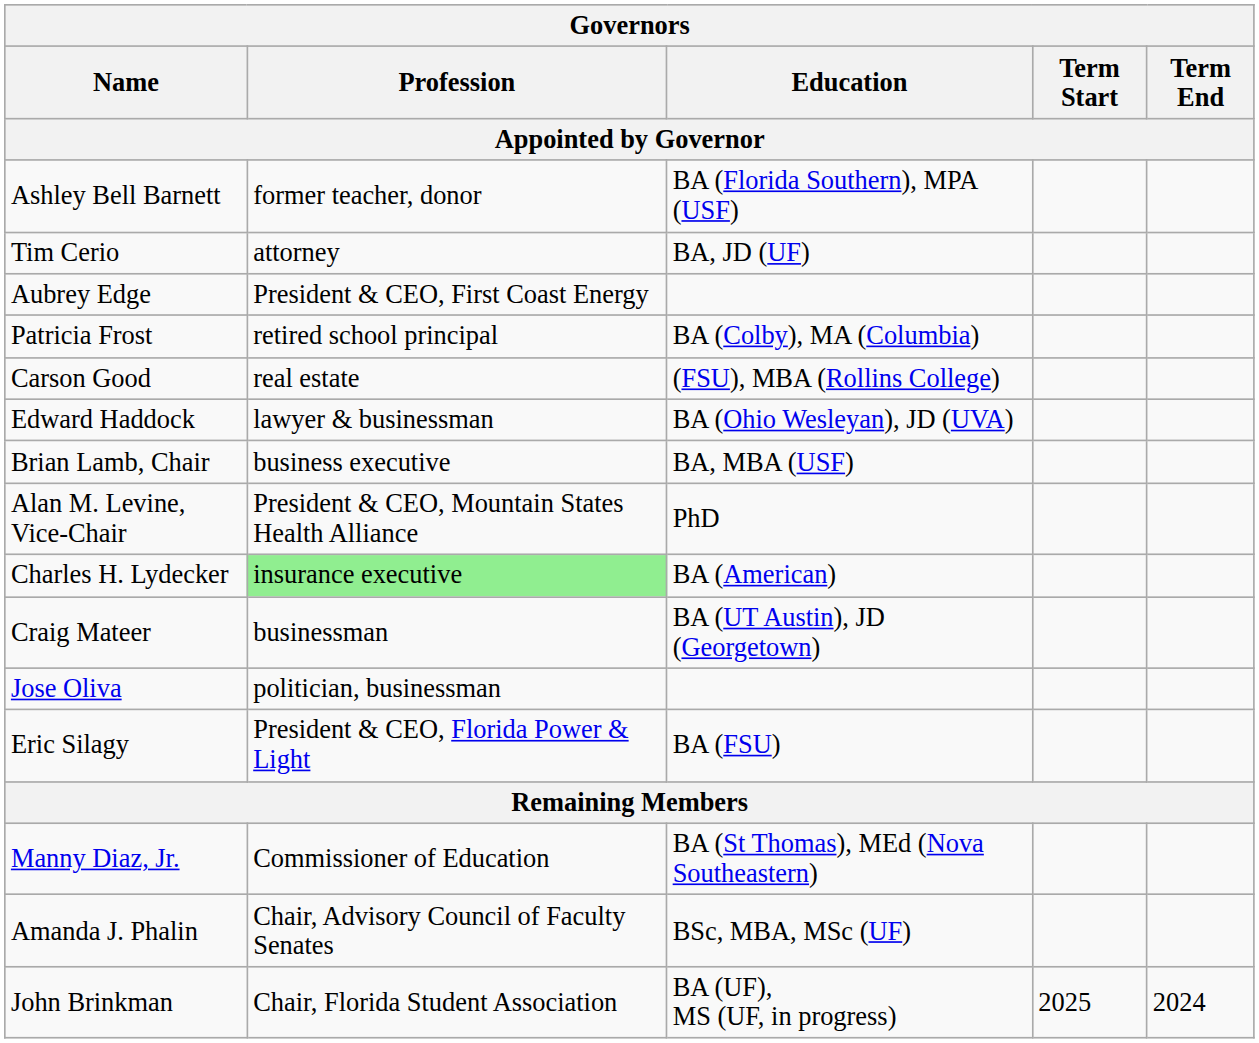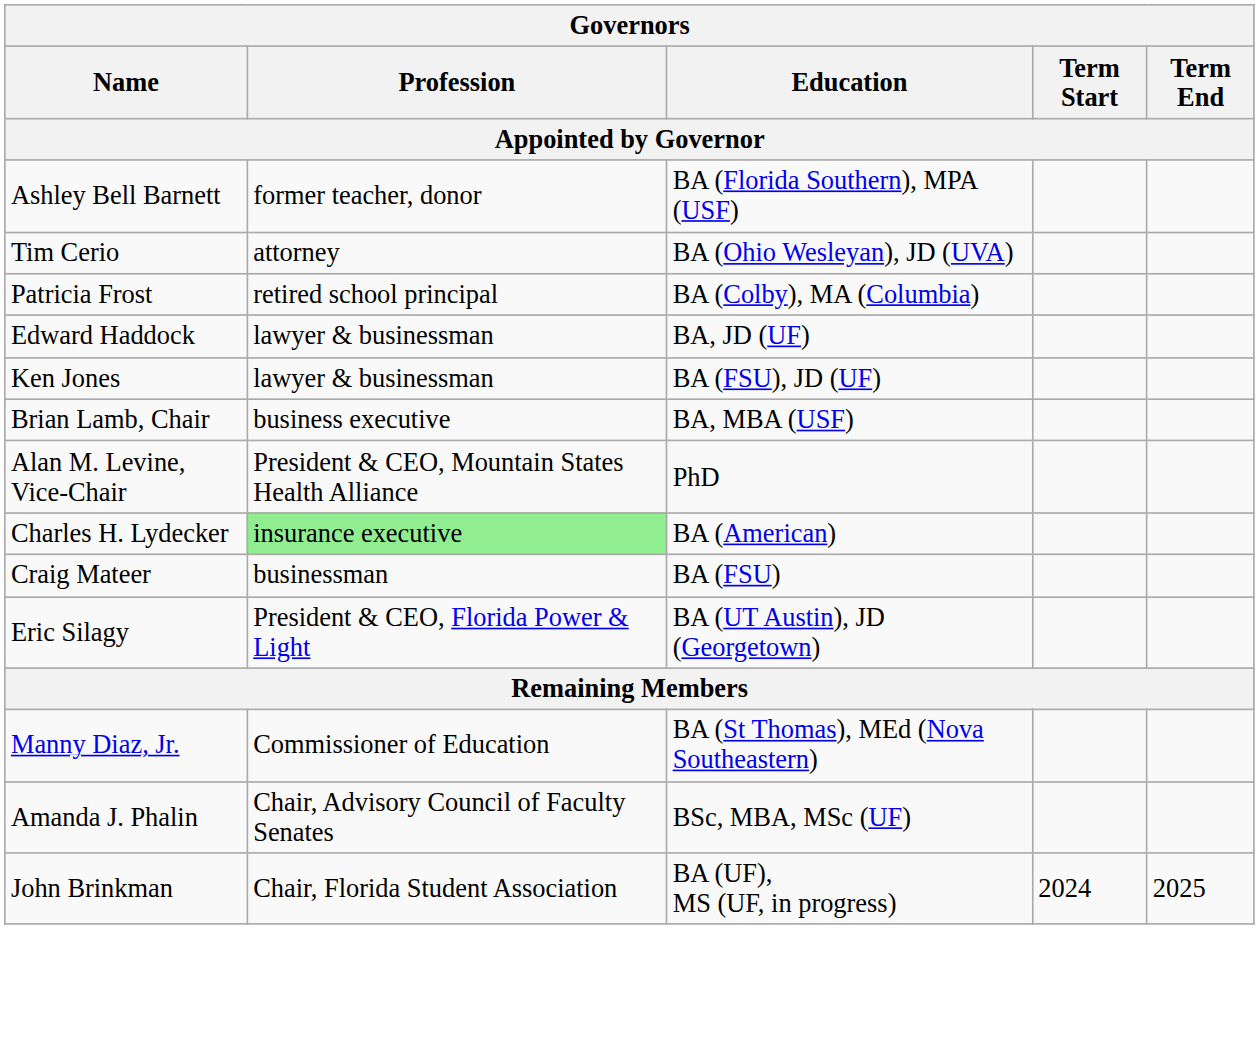(741, 252) BA, JD (UF) -> (843, 252) BA (Ohio Wesleyan), JD (UVA)
- row: (81, 294)
- row: (81, 377)
(843, 419) BA (Ohio Wesleyan), JD (UVA) -> (741, 336) BA, JD (UF)
+ row: (66, 377)
(779, 631) BA (UT Austin), JD (Georgetown) -> (727, 575) BA (FSU)
- row: (66, 688)
(727, 745) BA (FSU) -> (779, 631) BA (UT Austin), JD (Georgetown)
(1065, 1001) 2025 -> (1065, 888) 2024
(1179, 1001) 2024 -> (1179, 888) 2025
